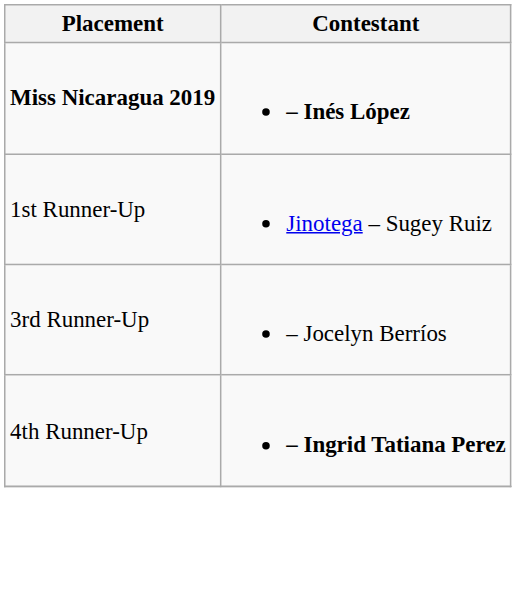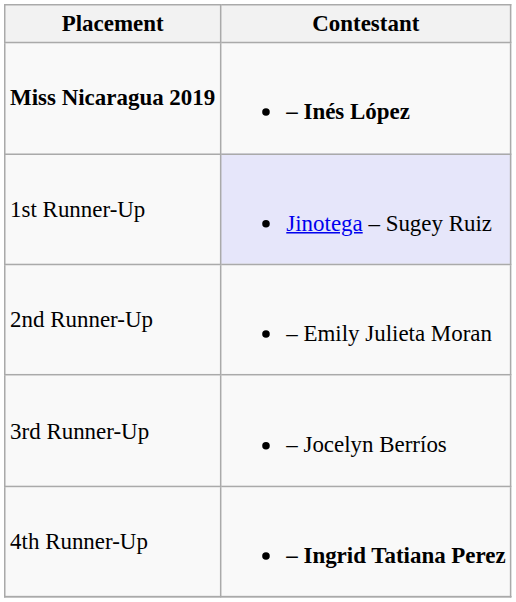(366, 223) no background -> (366, 223) lavender background
+ row: (82, 319)
